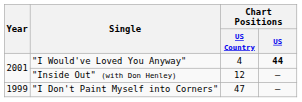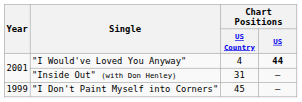(239, 75) 12 -> (239, 75) 31
(239, 90) 47 -> (239, 90) 45
